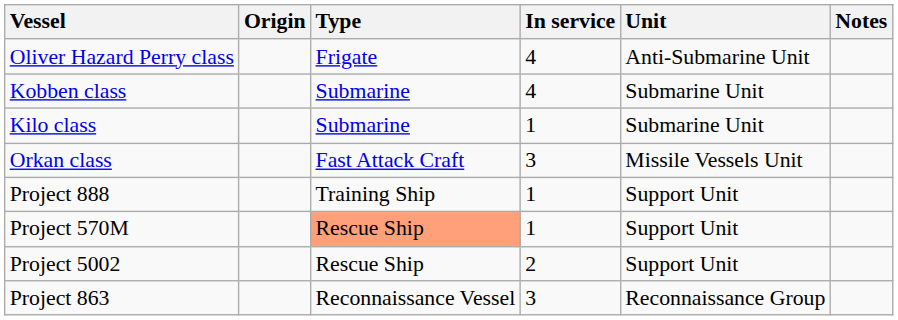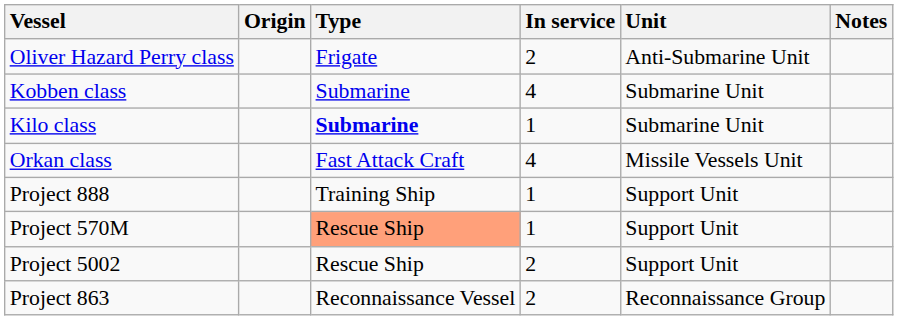(531, 56) 4 -> (531, 56) 2
(363, 125) normal -> (367, 125) bold
(531, 159) 3 -> (531, 159) 4
(531, 297) 3 -> (531, 297) 2
